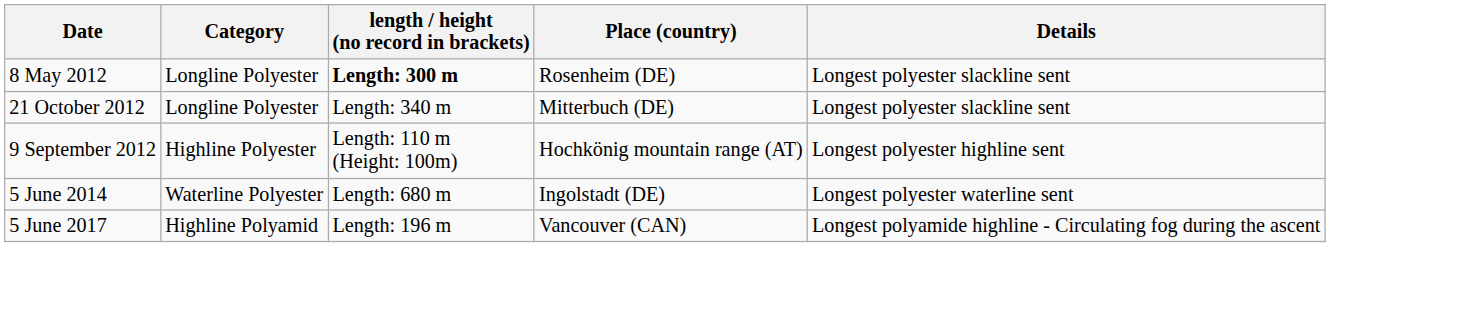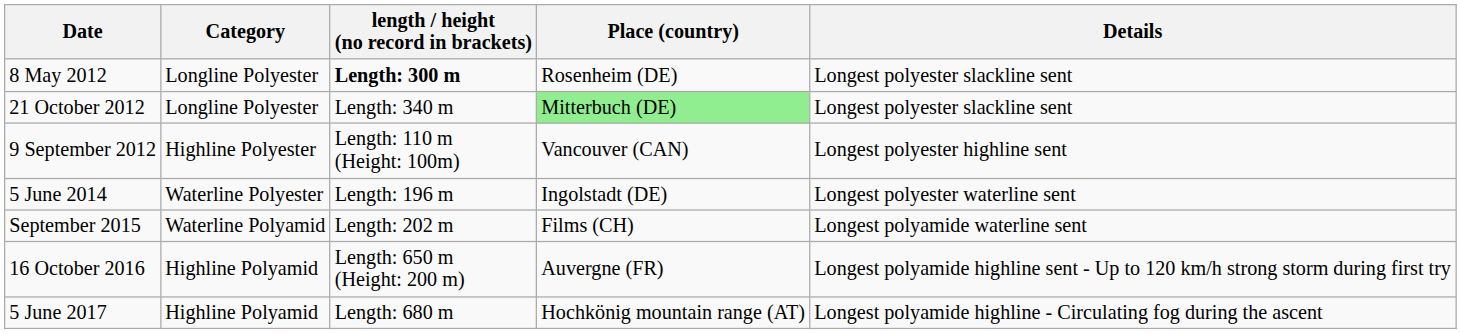(607, 107) no background -> (609, 107) lightgreen background
(671, 150) Hochkönig mountain range (AT) -> (615, 150) Vancouver (CAN)
(392, 193) Length: 680 m -> (394, 193) Length: 196 m
+ row: (75, 225)
+ row: (77, 269)
(392, 225) Length: 196 m -> (394, 312) Length: 680 m
(613, 225) Vancouver (CAN) -> (673, 312) Hochkönig mountain range (AT)
